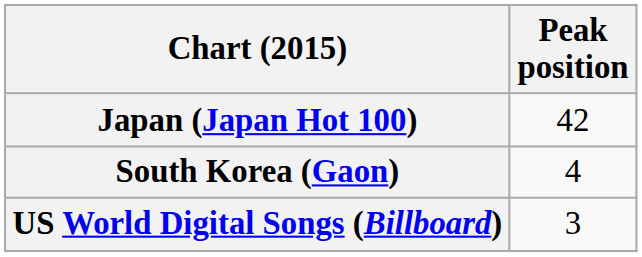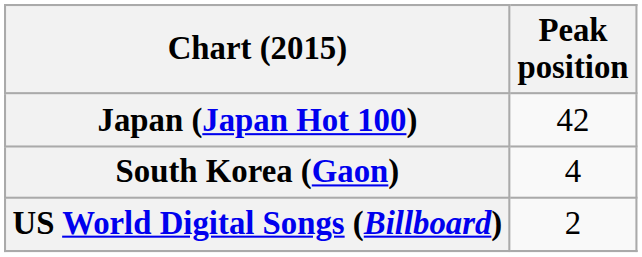(573, 223) 3 -> (573, 223) 2
